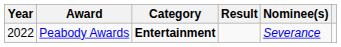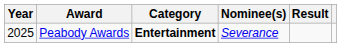columns swapped: (296, 14) <-> (239, 14)
(20, 33) 2022 -> (20, 33) 2025
